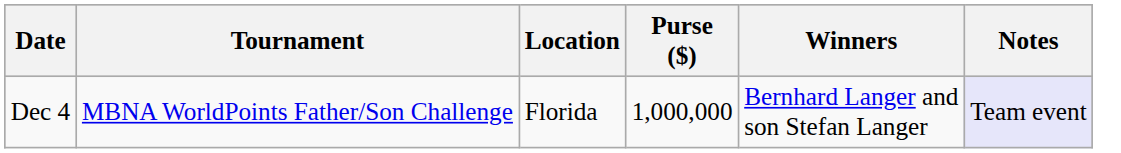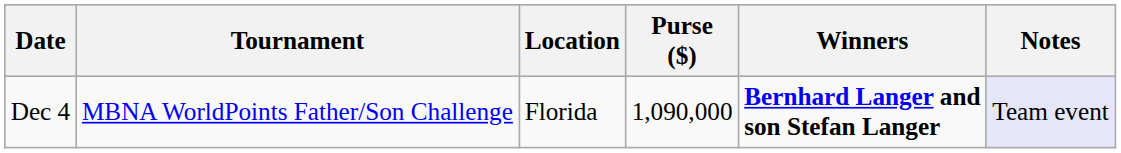(682, 111) 1,000,000 -> (682, 111) 1,090,000
(851, 111) normal -> (862, 111) bold
